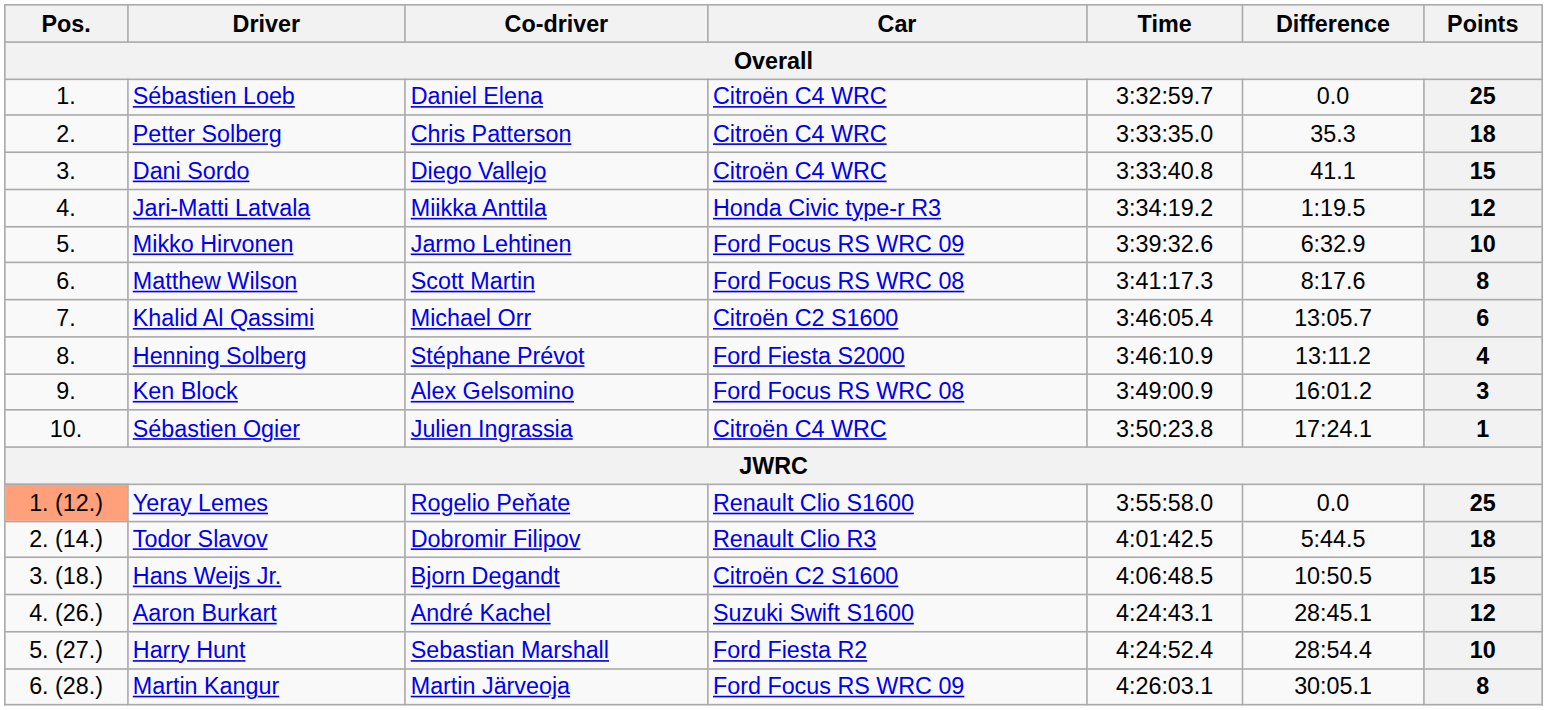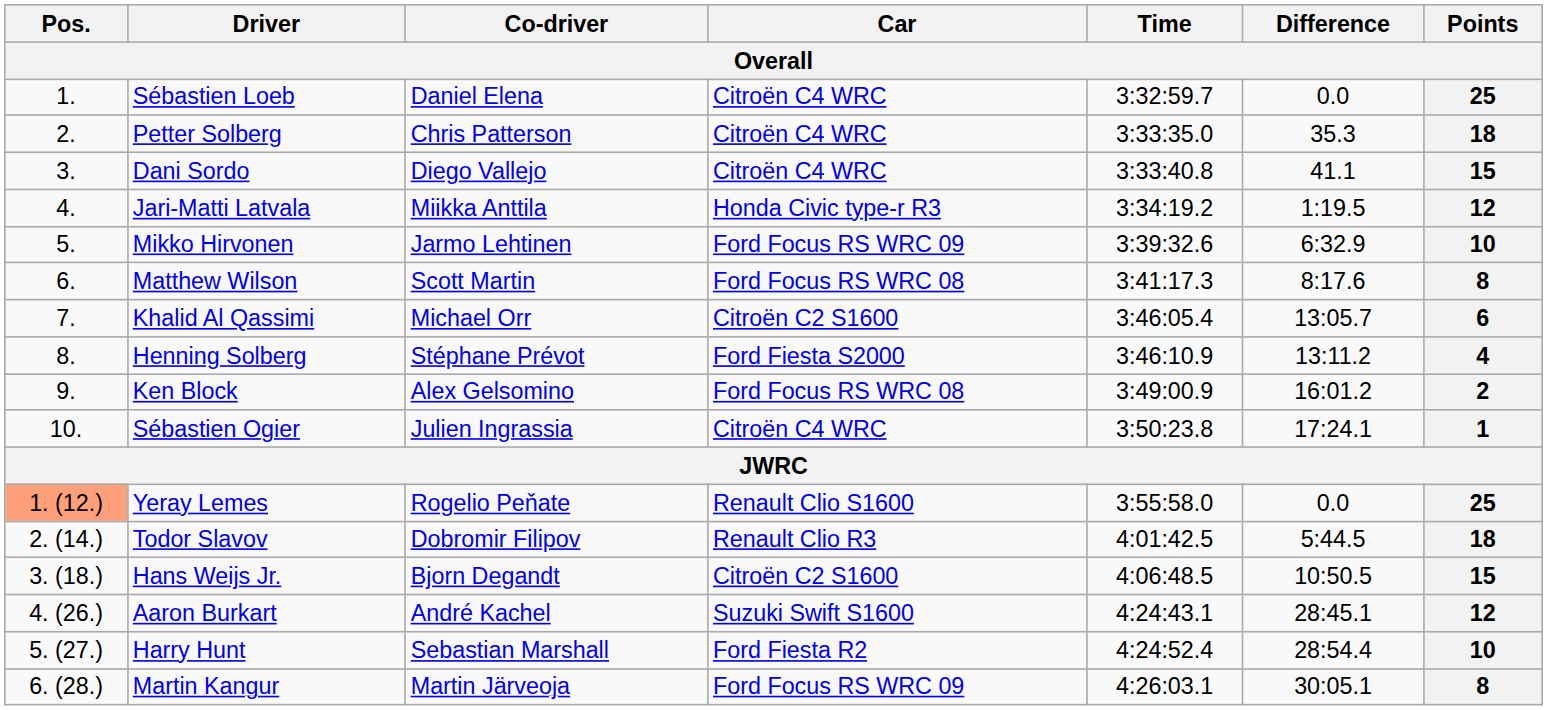(1483, 392) 3 -> (1483, 392) 2
